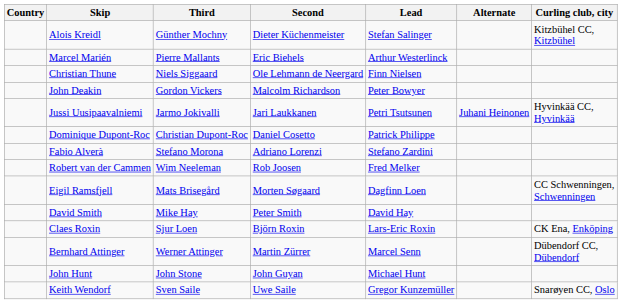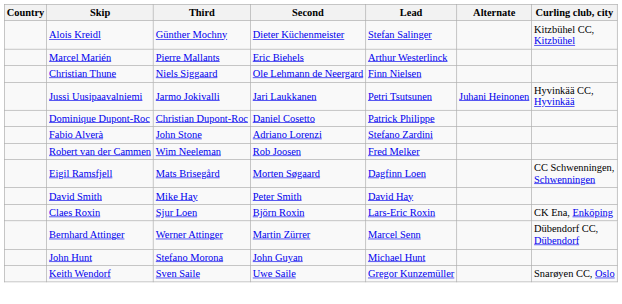- row: (75, 90)
(189, 151) Stefano Morona -> (179, 135) John Stone
(179, 273) John Stone -> (189, 257) Stefano Morona
